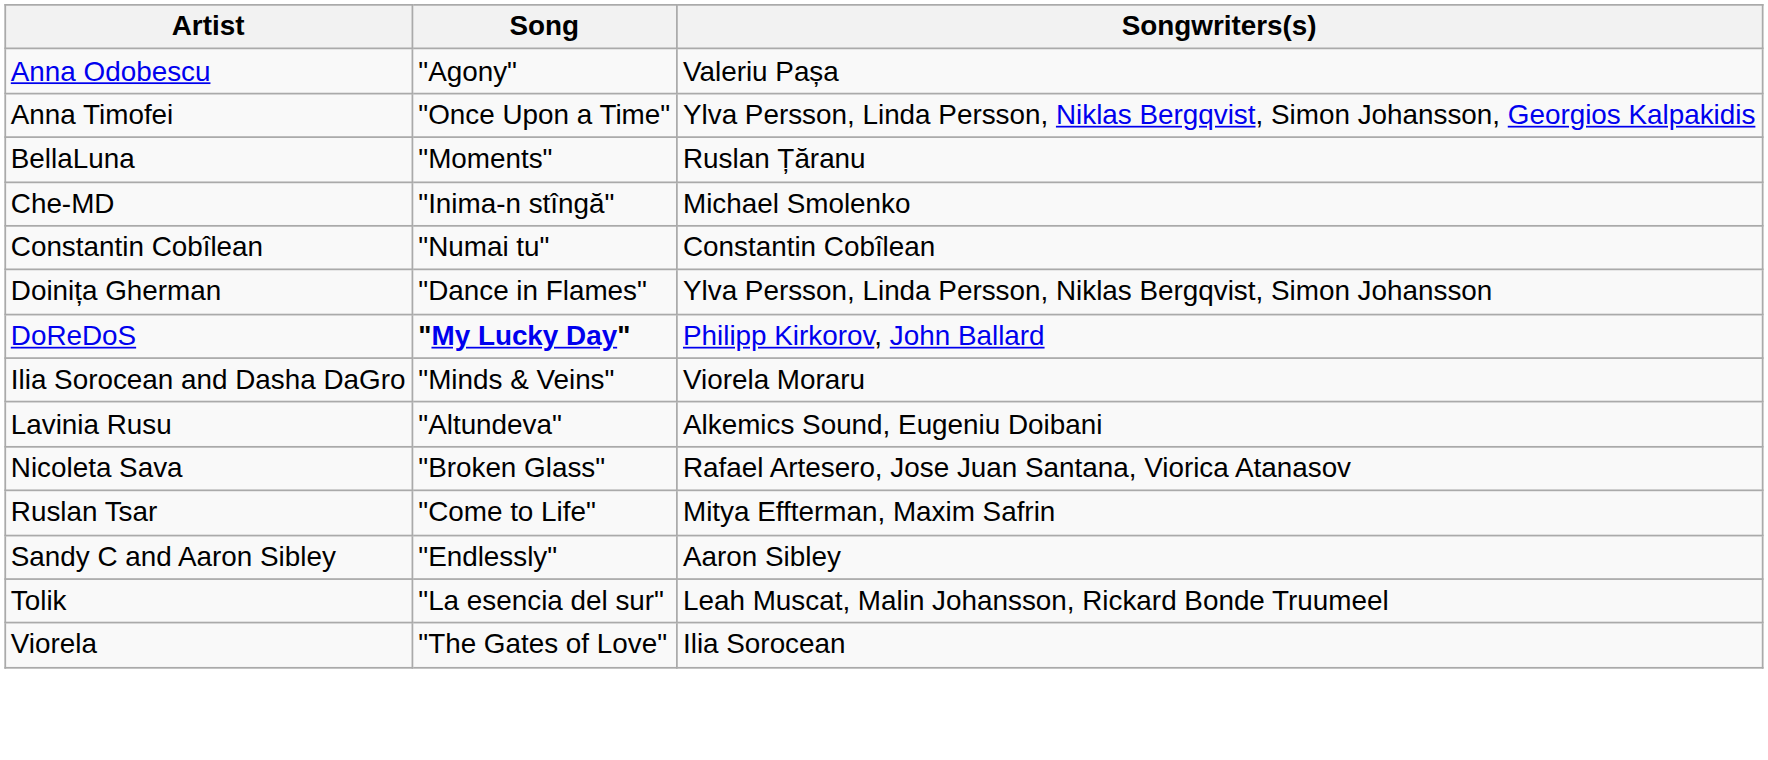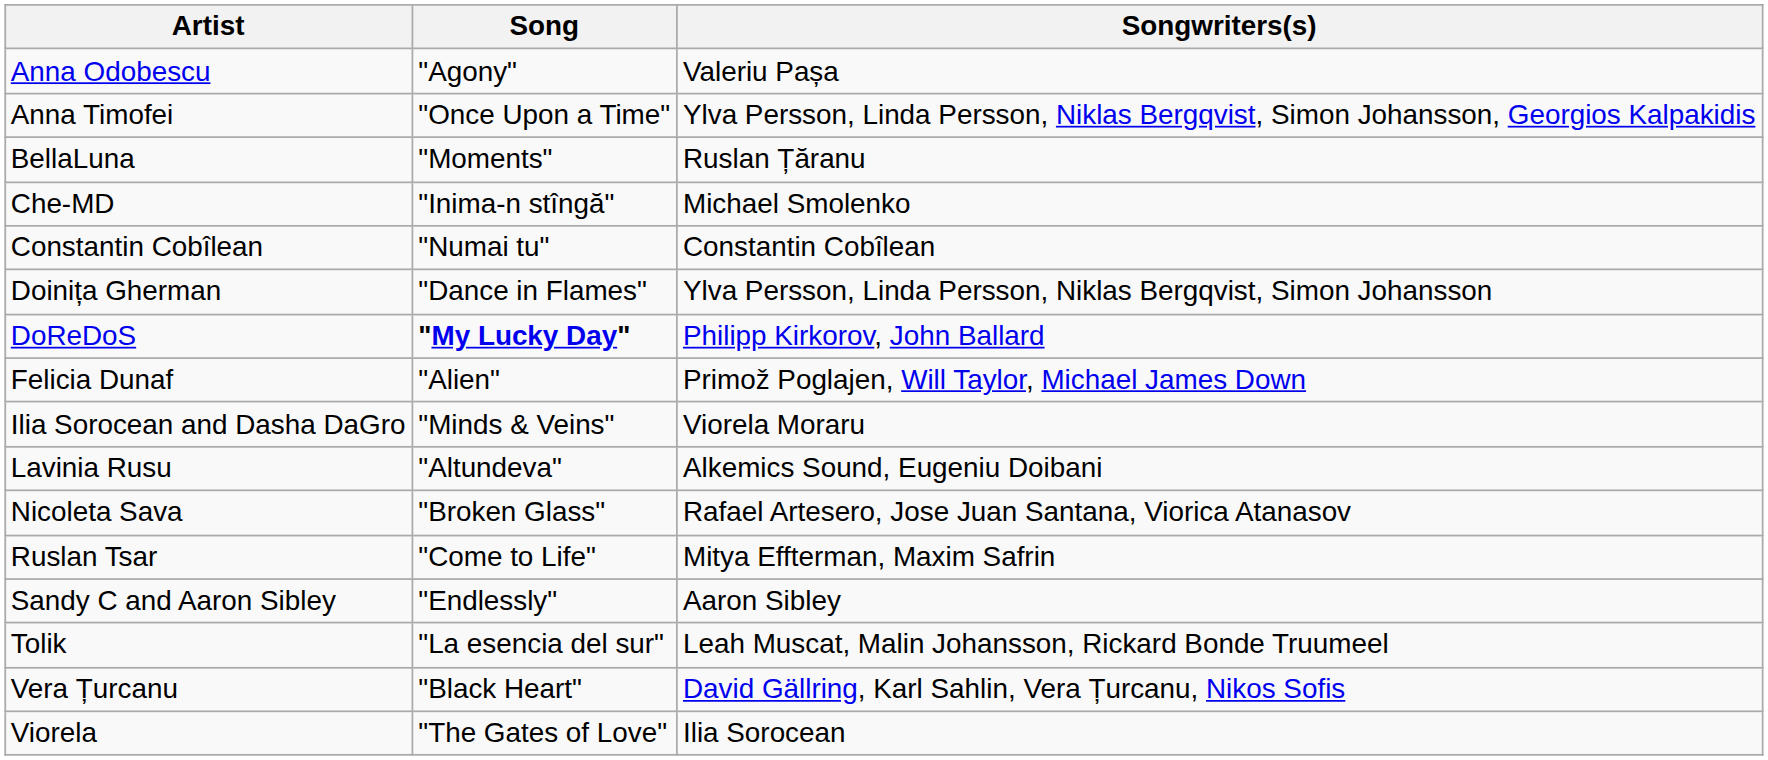+ row: (92, 379)
+ row: (94, 688)
